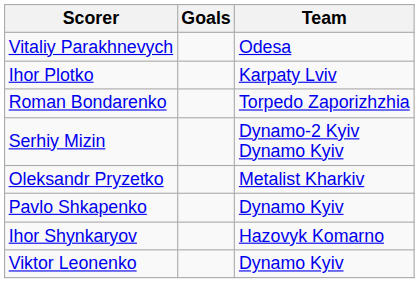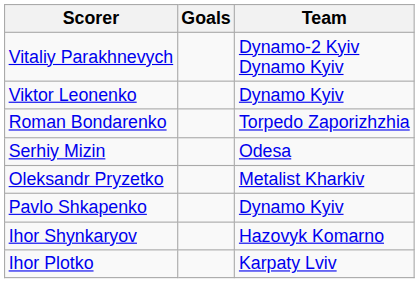(265, 46) Odesa -> (299, 56) Dynamo-2 Kyiv Dynamo Kyiv
rows swapped: (73, 263) <-> (51, 74)
(299, 141) Dynamo-2 Kyiv Dynamo Kyiv -> (265, 151) Odesa
